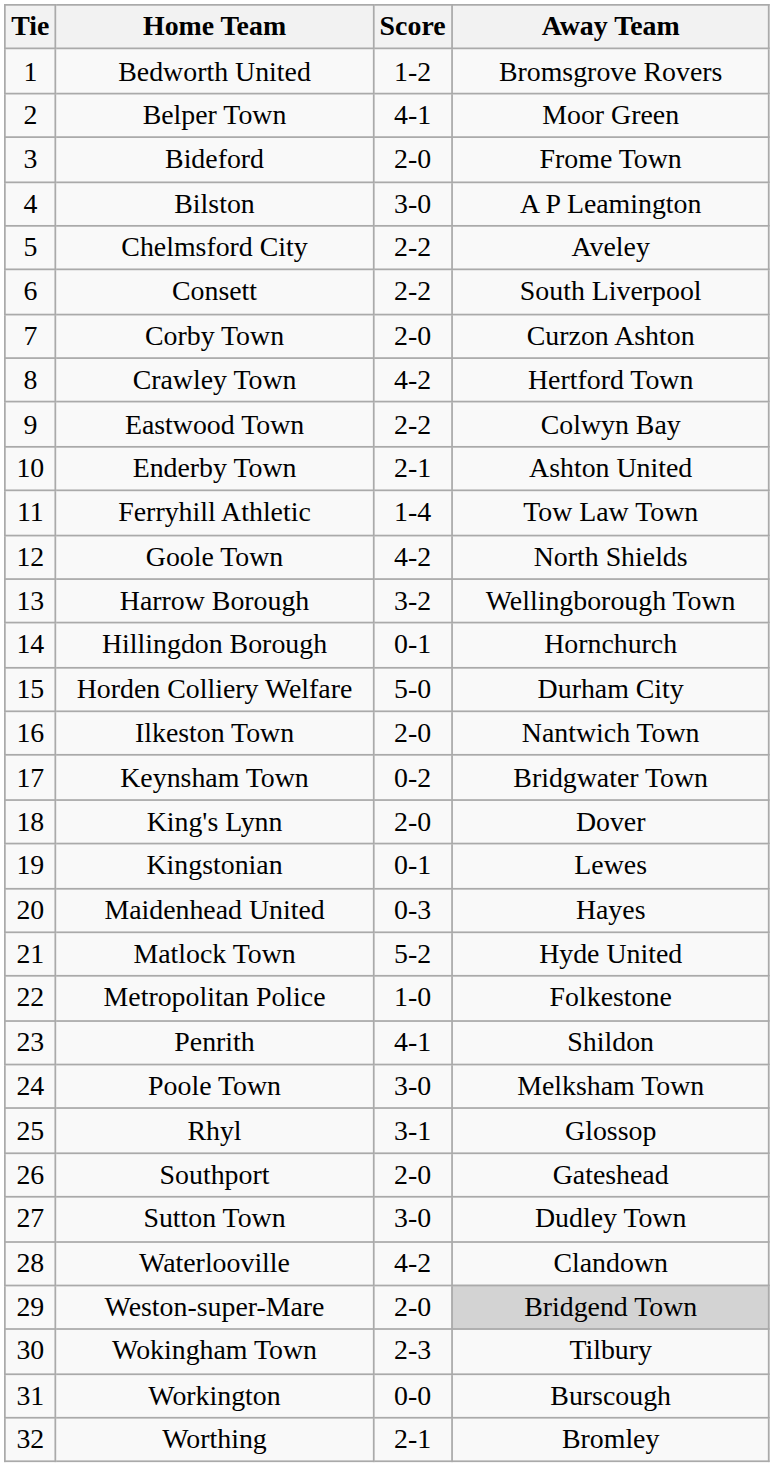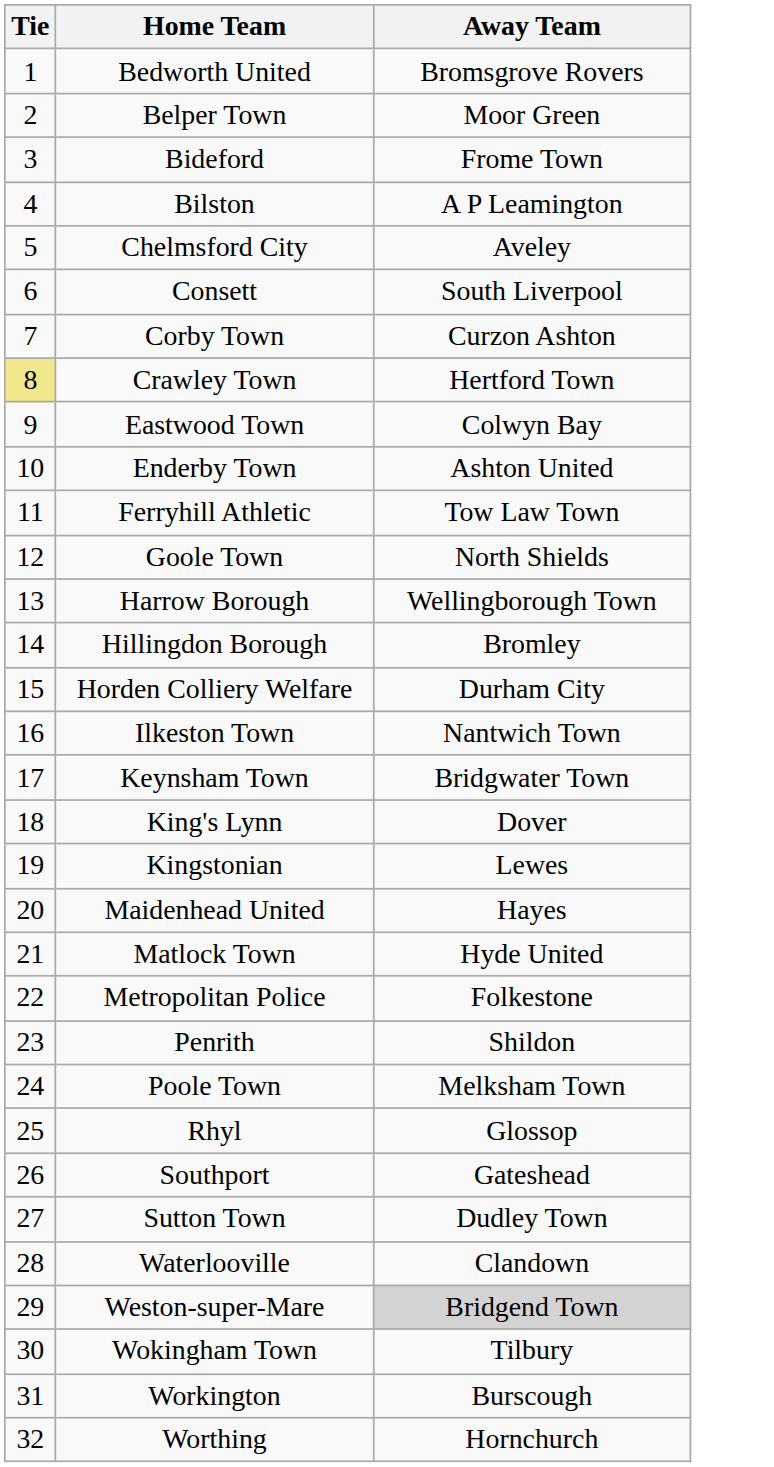- column: (413, 26)
(30, 379) no background -> (30, 379) khaki background
(611, 644) Hornchurch -> (532, 644) Bromley
(611, 1439) Bromley -> (532, 1439) Hornchurch
